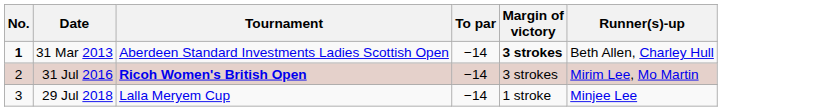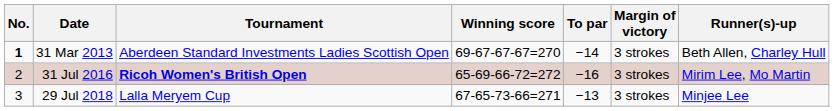+ column: (508, 23)
(532, 52) bold -> (642, 52) normal
(476, 74) −14 -> (587, 74) −16
(476, 96) −14 -> (587, 96) −13
(527, 96) 1 stroke -> (642, 96) 3 strokes
